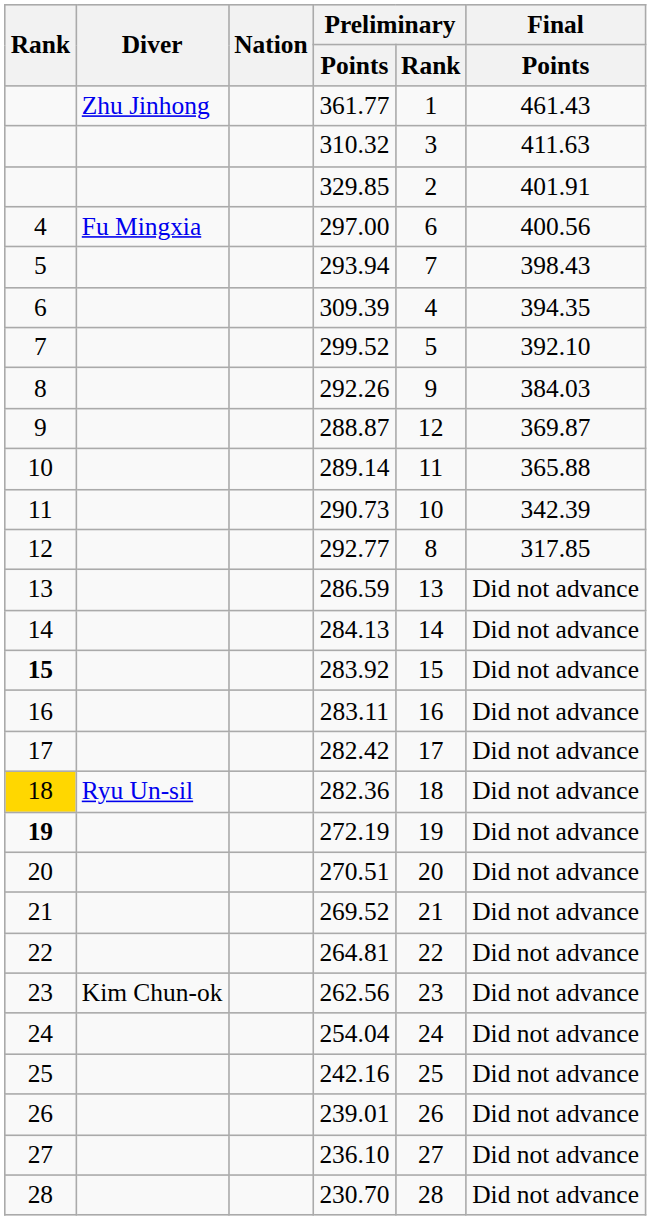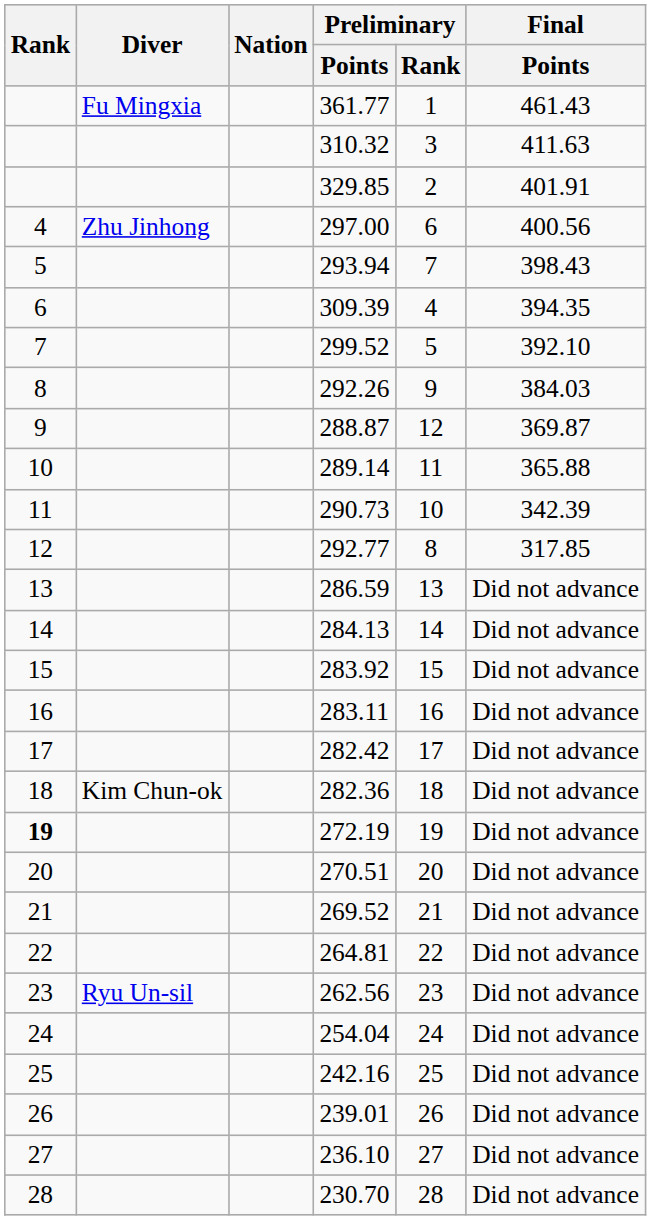(146, 105) Zhu Jinhong -> (142, 105) Fu Mingxia
(142, 226) Fu Mingxia -> (146, 226) Zhu Jinhong
(40, 670) bold -> (40, 670) normal
(40, 791) gold background -> (40, 791) no background
(137, 791) Ryu Un-sil -> (152, 791) Kim Chun-ok
(152, 992) Kim Chun-ok -> (137, 992) Ryu Un-sil
